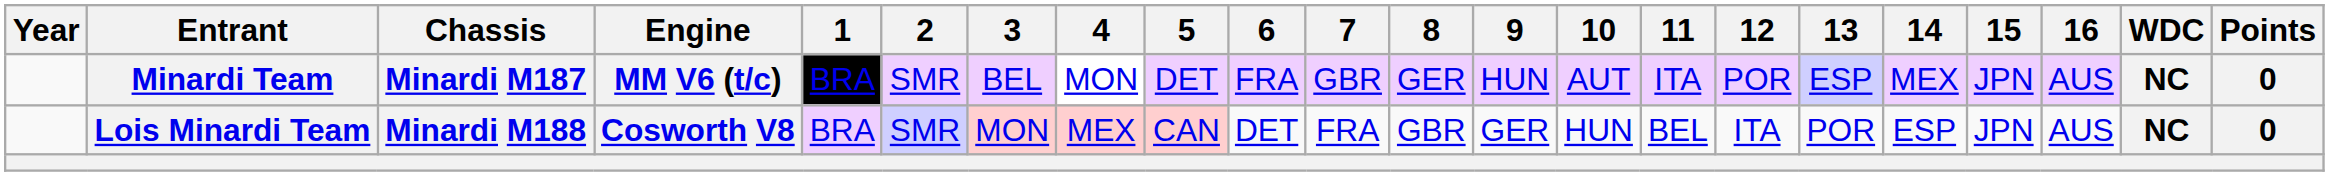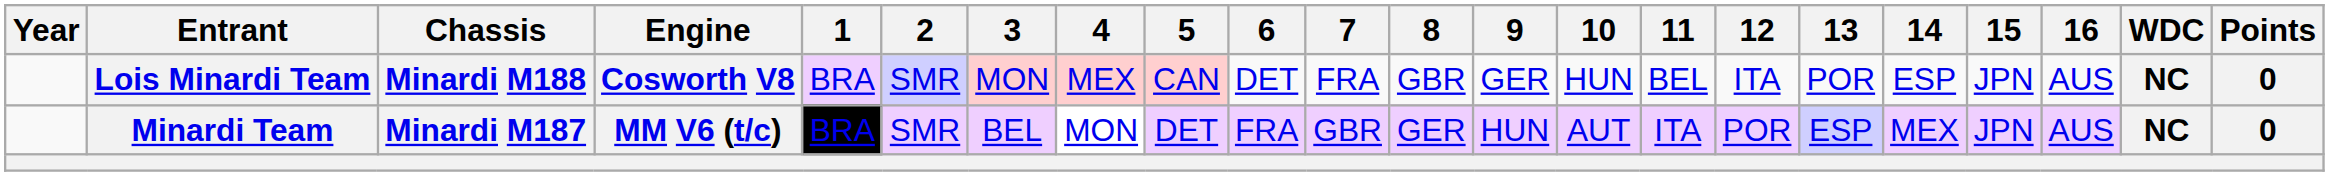rows swapped: (232, 80) <-> (232, 130)
